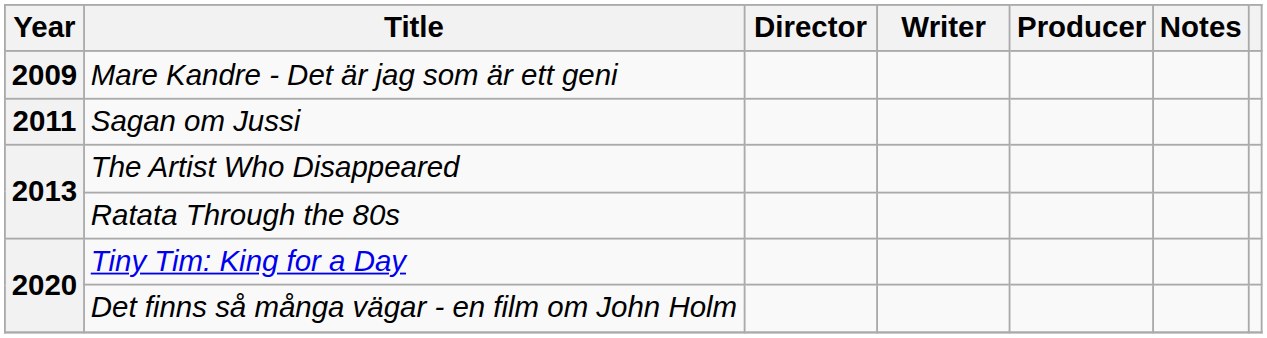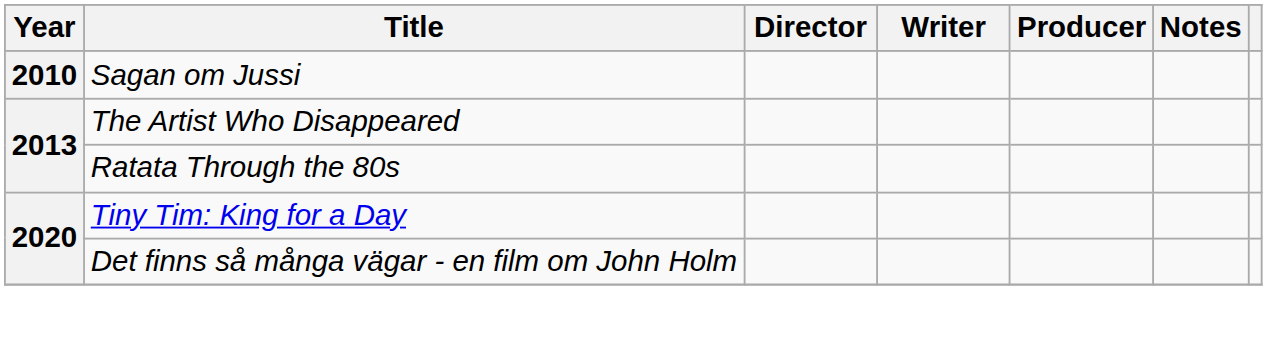- row: (354, 74)
(44, 121) 2011 -> (44, 74) 2010
